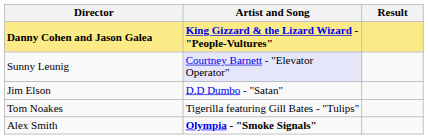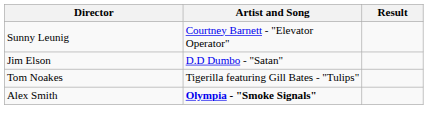- row: (80, 36)
(249, 66) lavender background -> (249, 36) no background
